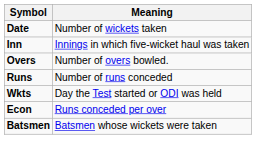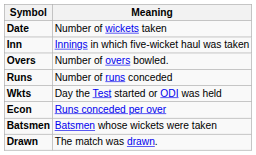+ row: (22, 142)
